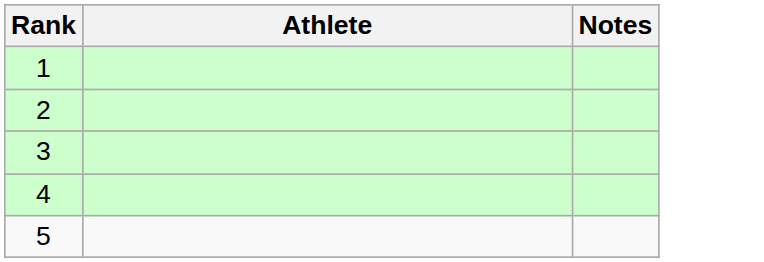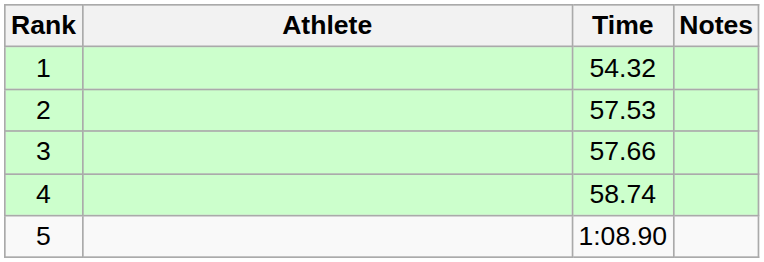+ column: (623, 25)
